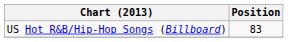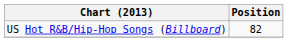(256, 29) 83 -> (256, 29) 82
